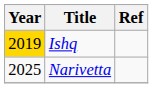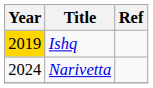(25, 69) 2025 -> (25, 69) 2024
